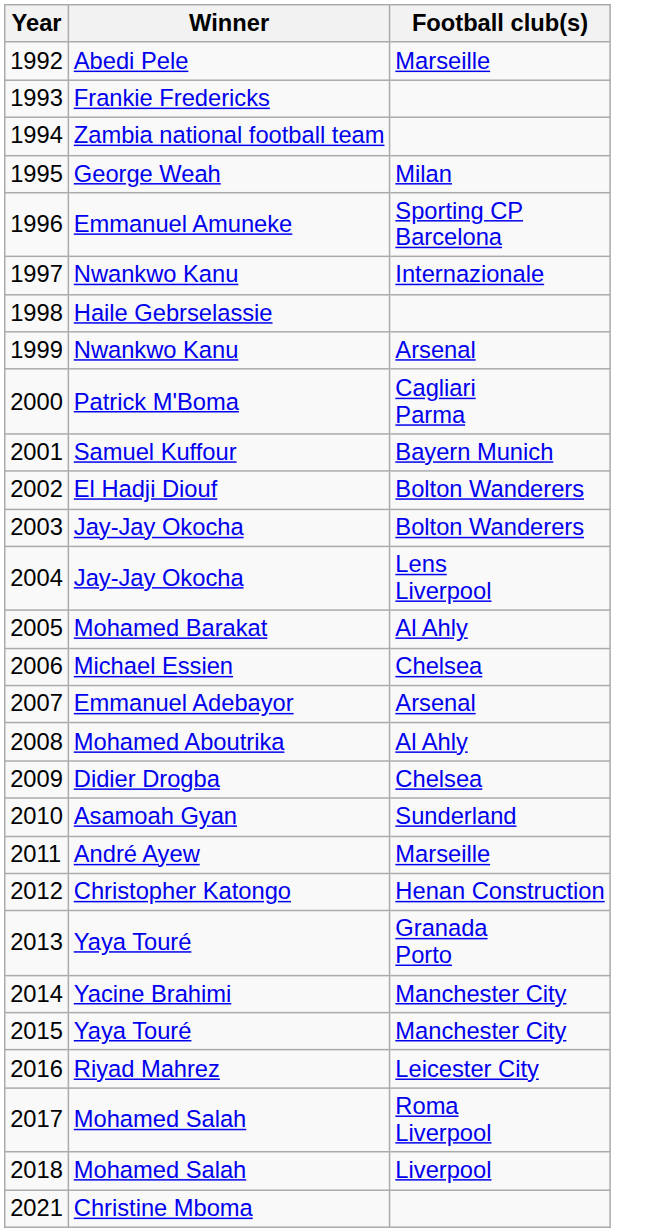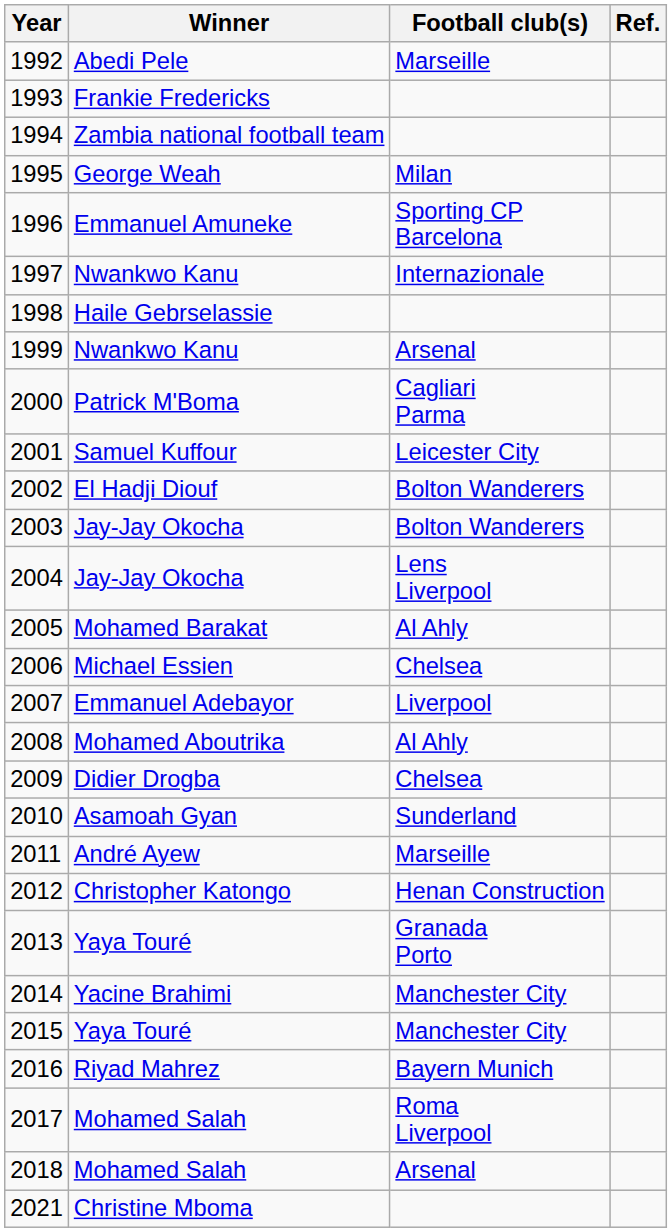+ column: (638, 23)
(474, 452) Bayern Munich -> (467, 452) Leicester City
(436, 704) Arsenal -> (443, 704) Liverpool
(467, 1068) Leicester City -> (474, 1068) Bayern Munich
(443, 1170) Liverpool -> (436, 1170) Arsenal
